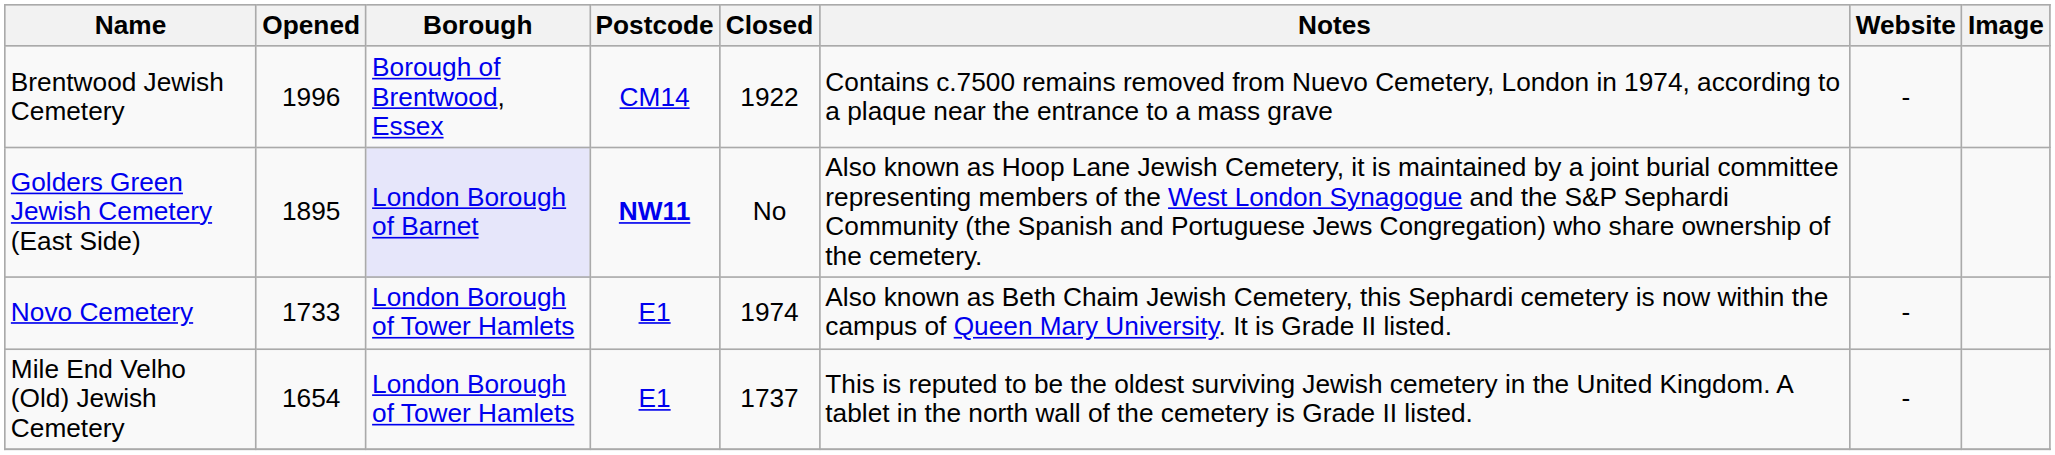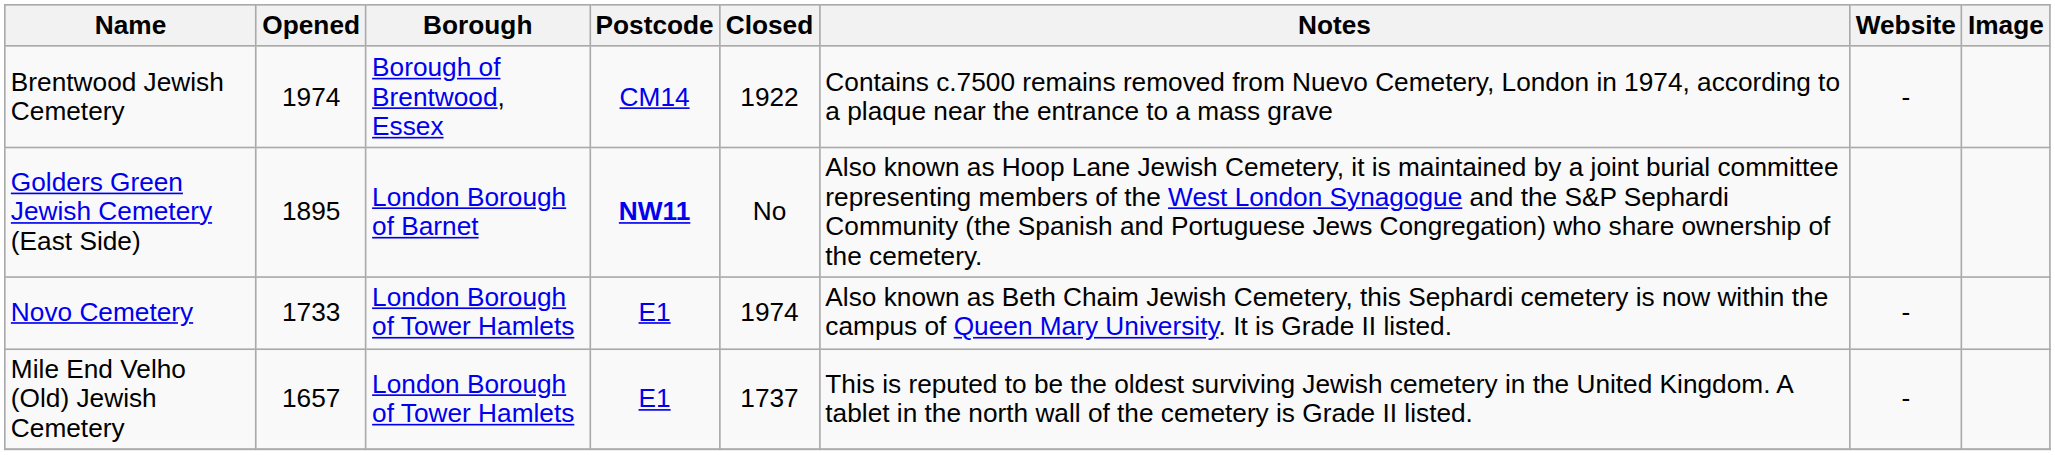(311, 96) 1996 -> (311, 96) 1974
(469, 211) lavender background -> (469, 211) no background
(311, 398) 1654 -> (311, 398) 1657
